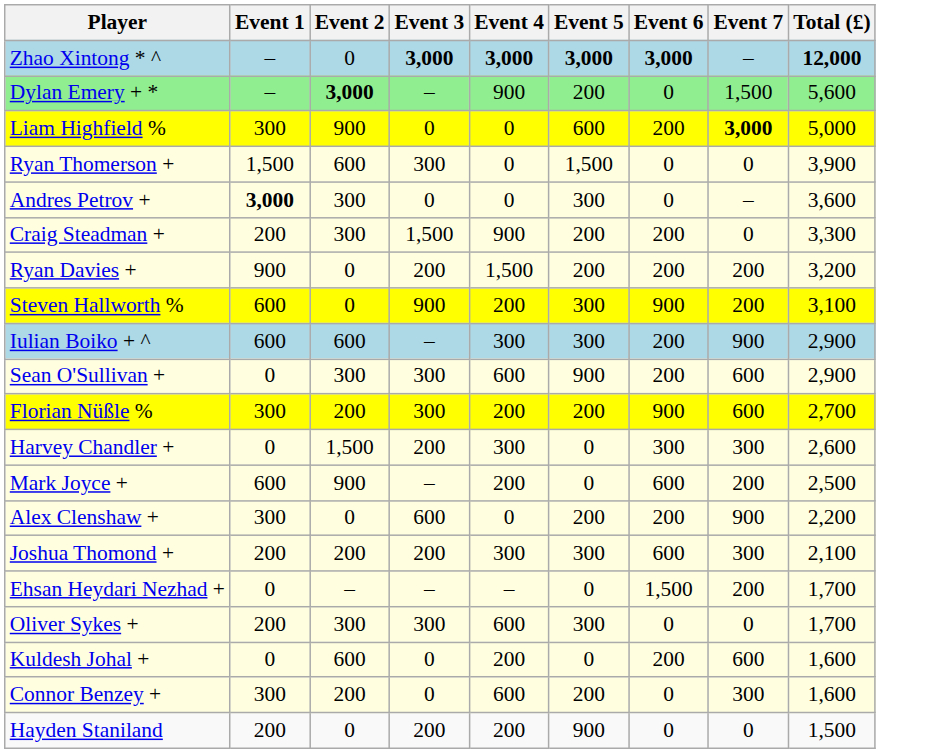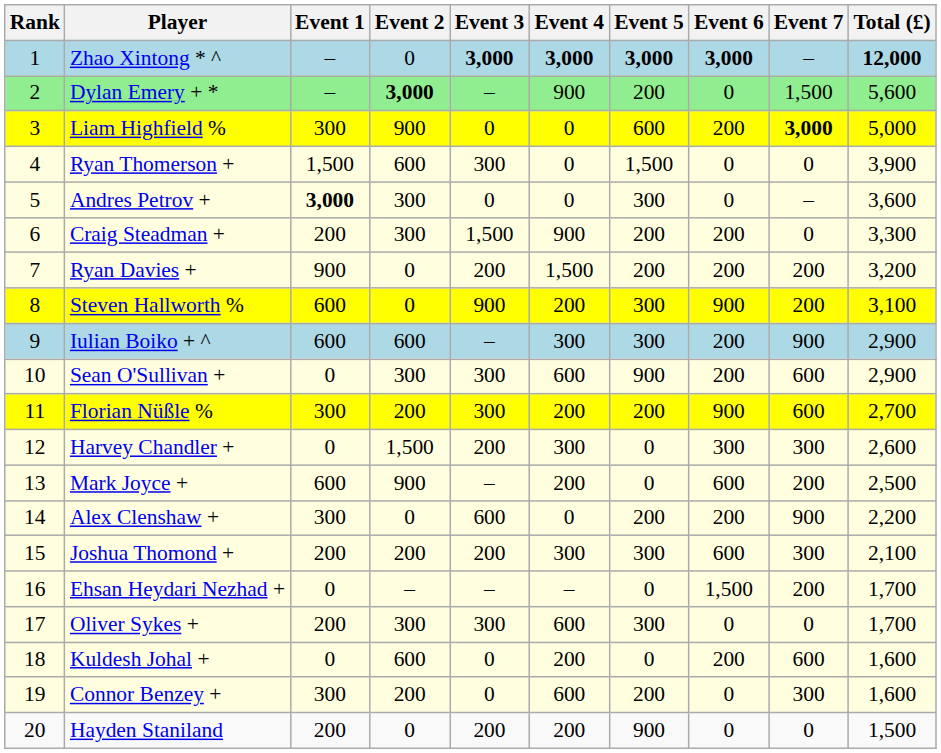+ column: (35, 22)
